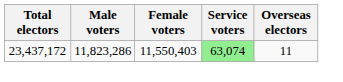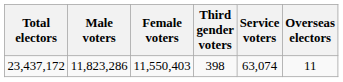+ column: (215, 30)
(228, 51) lightgreen background -> (260, 66) no background
